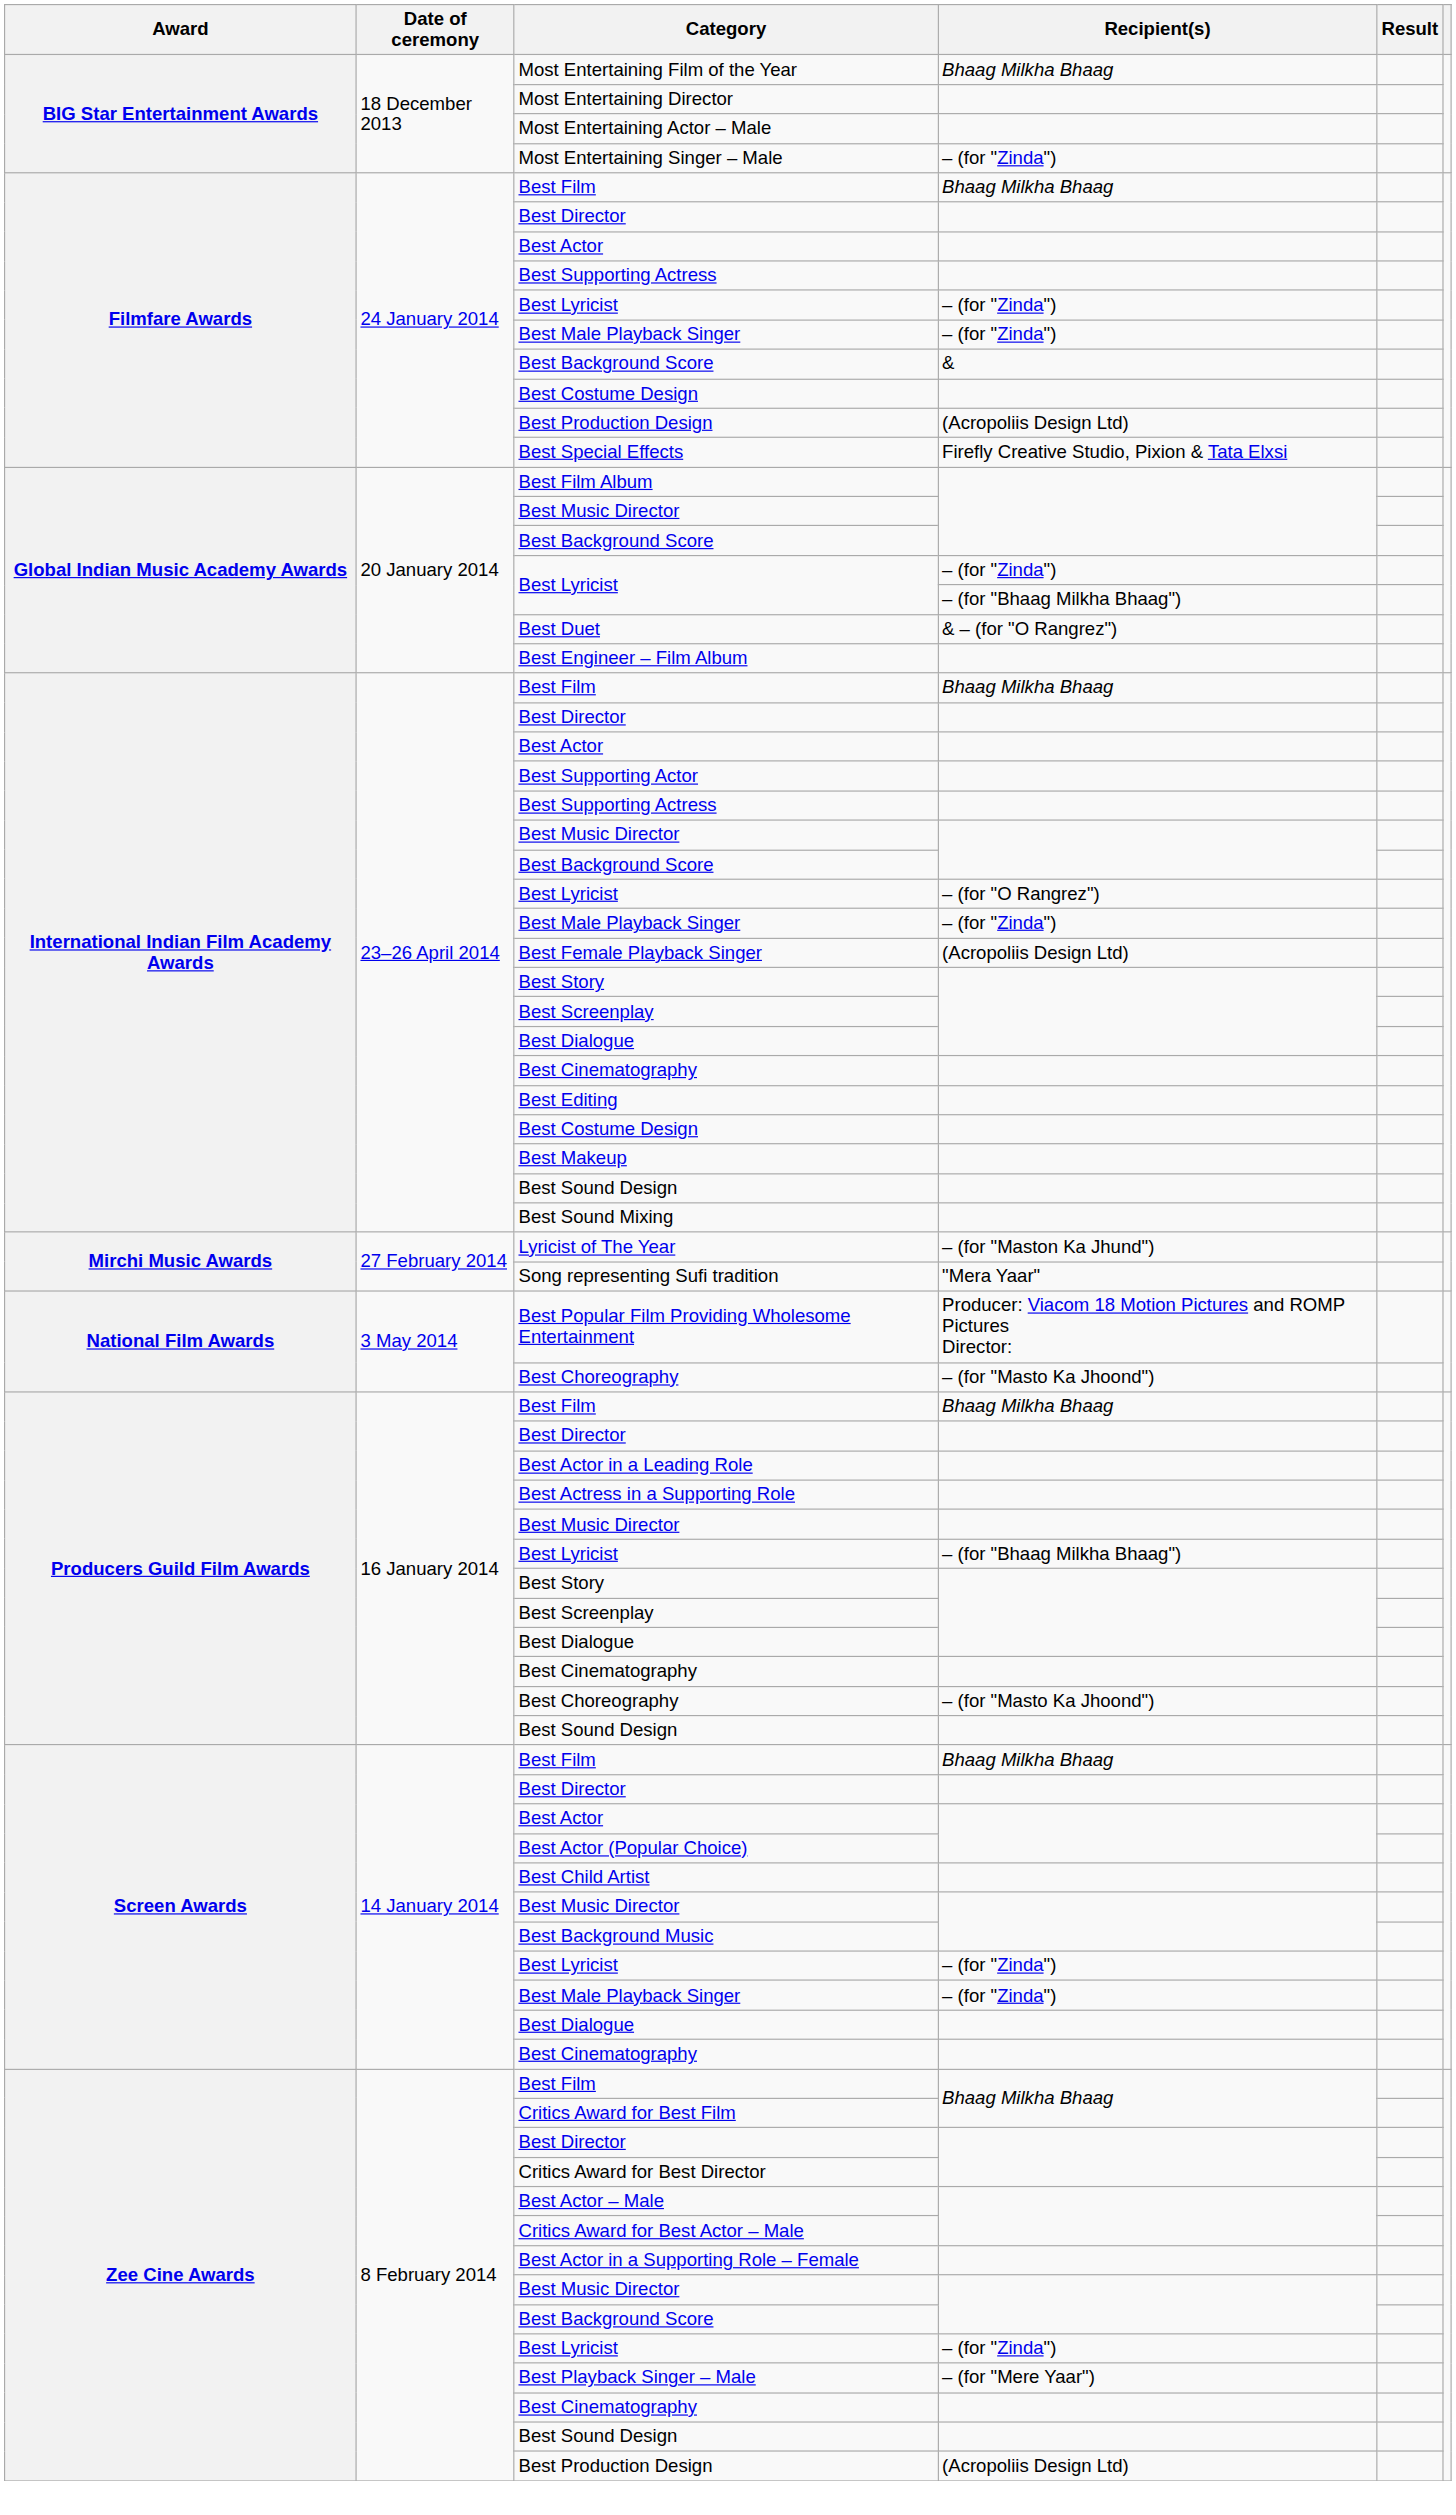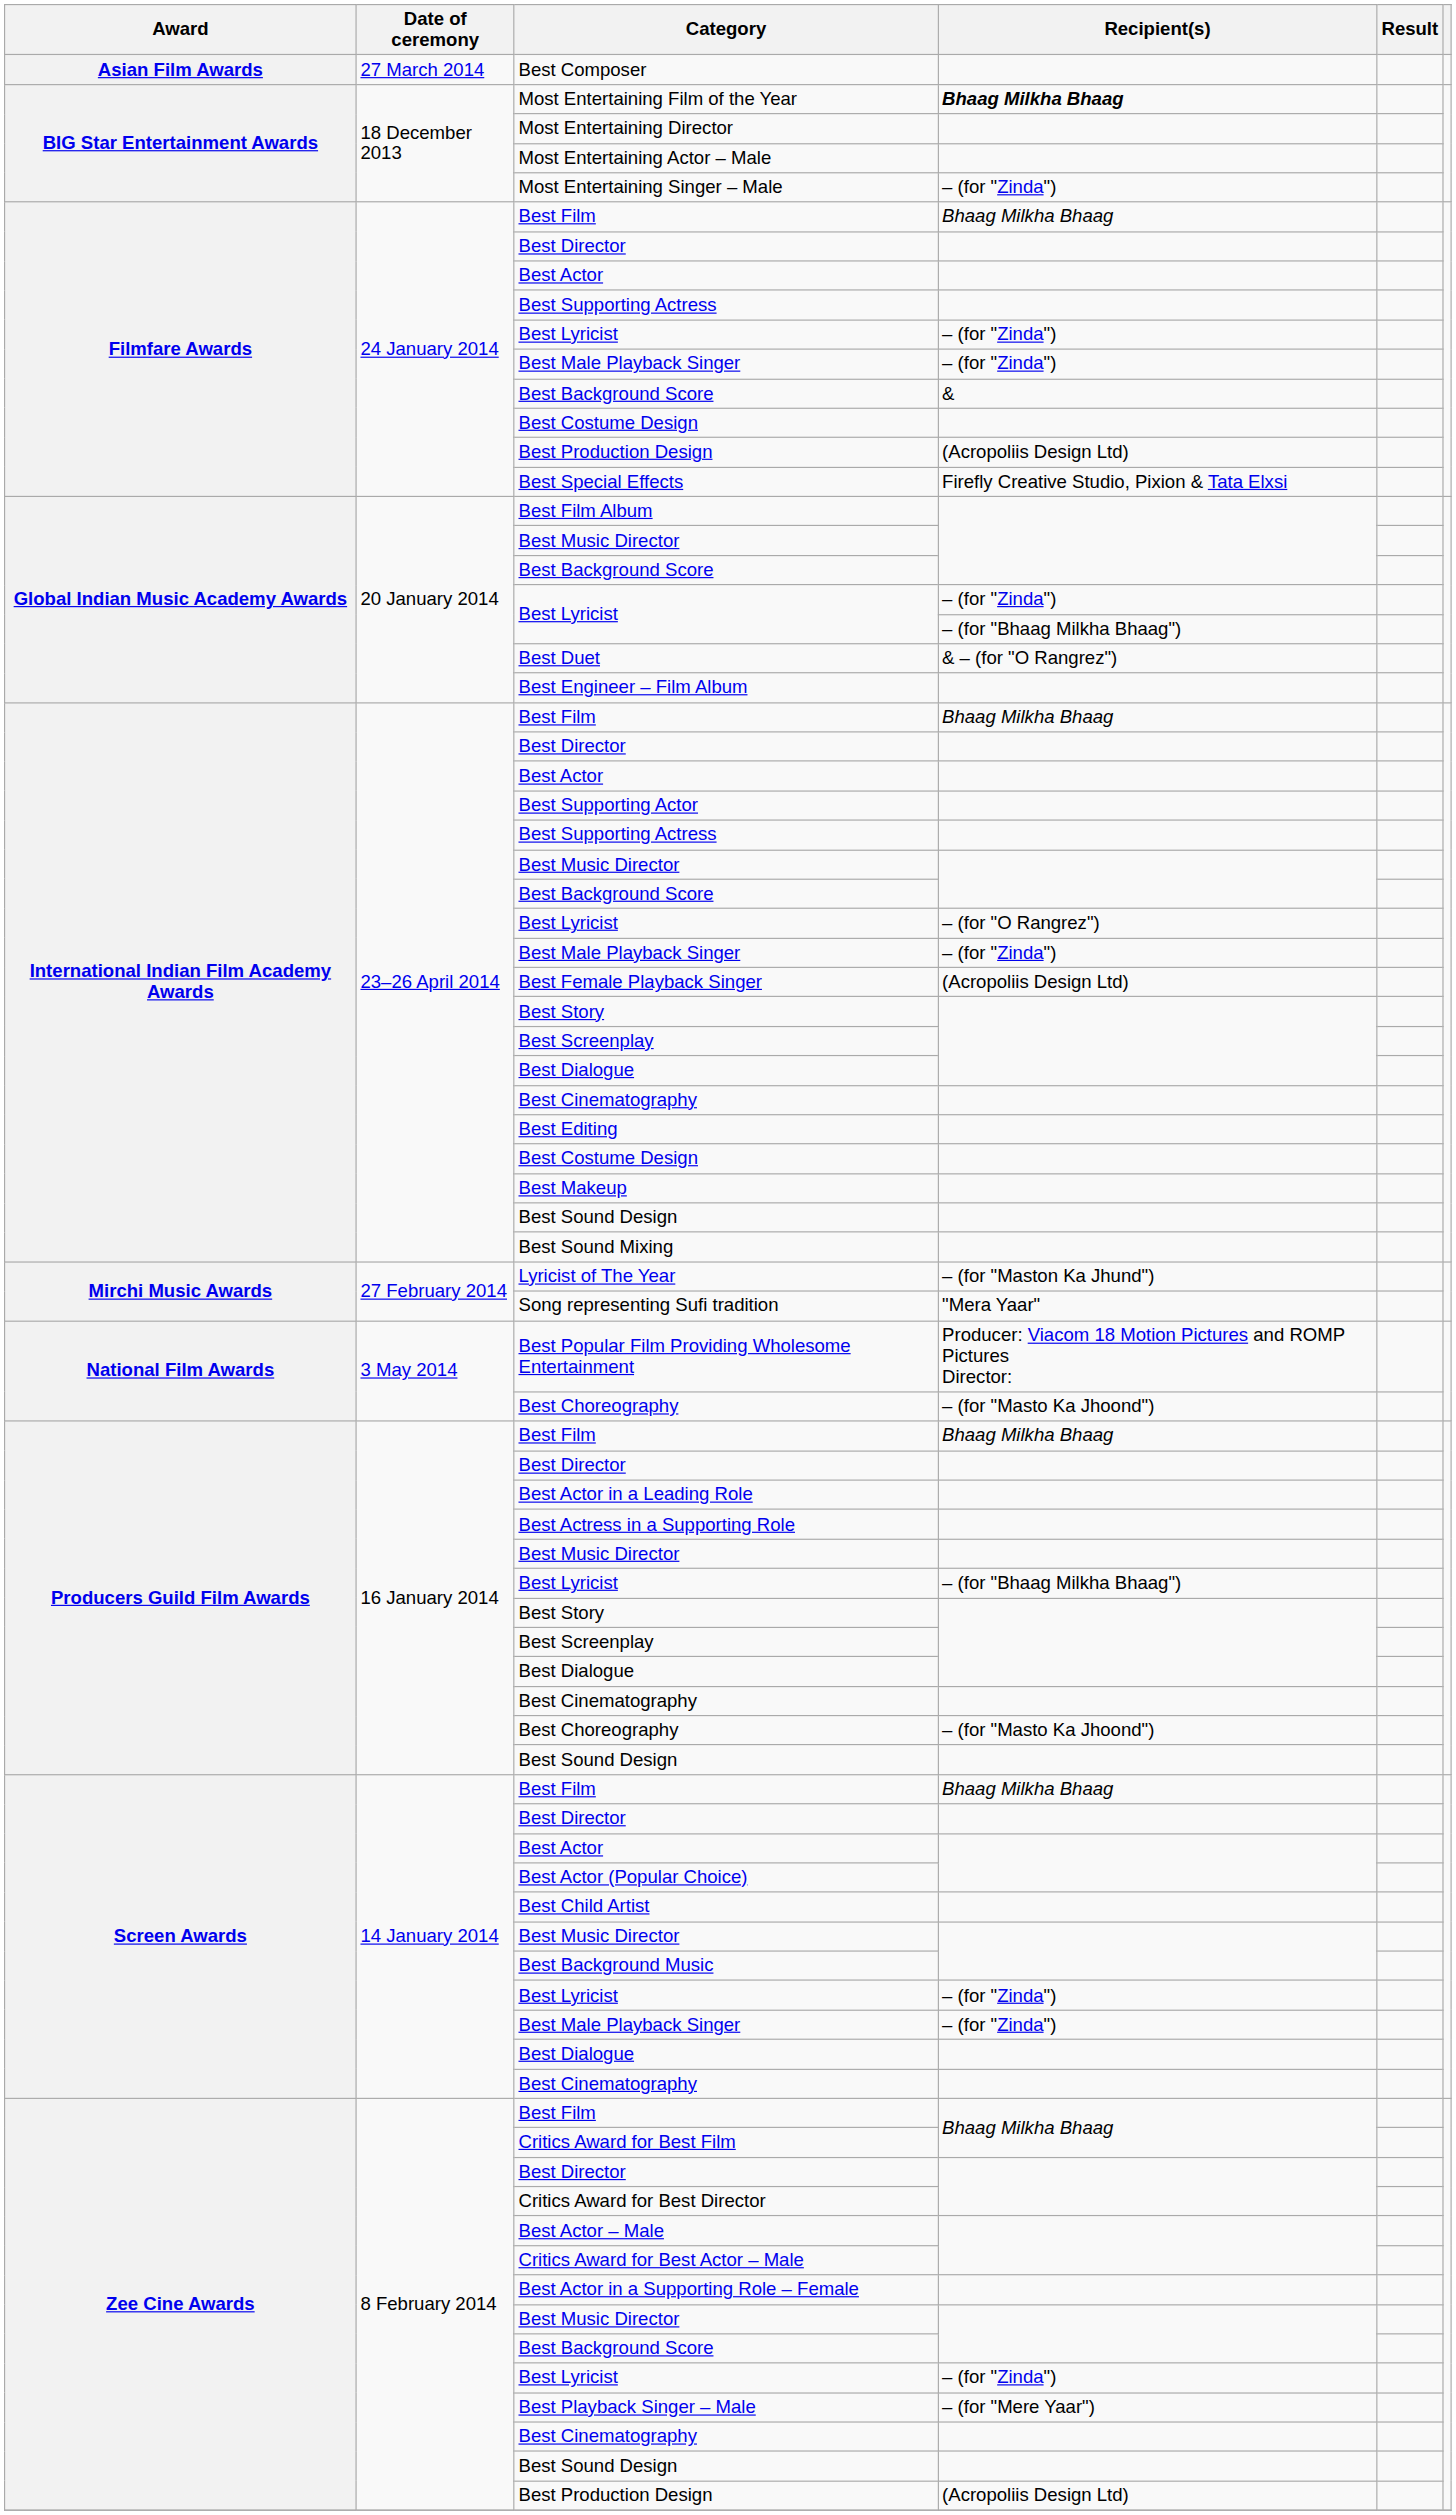+ row: (180, 69)
(1028, 69) normal -> (1033, 98) bold
